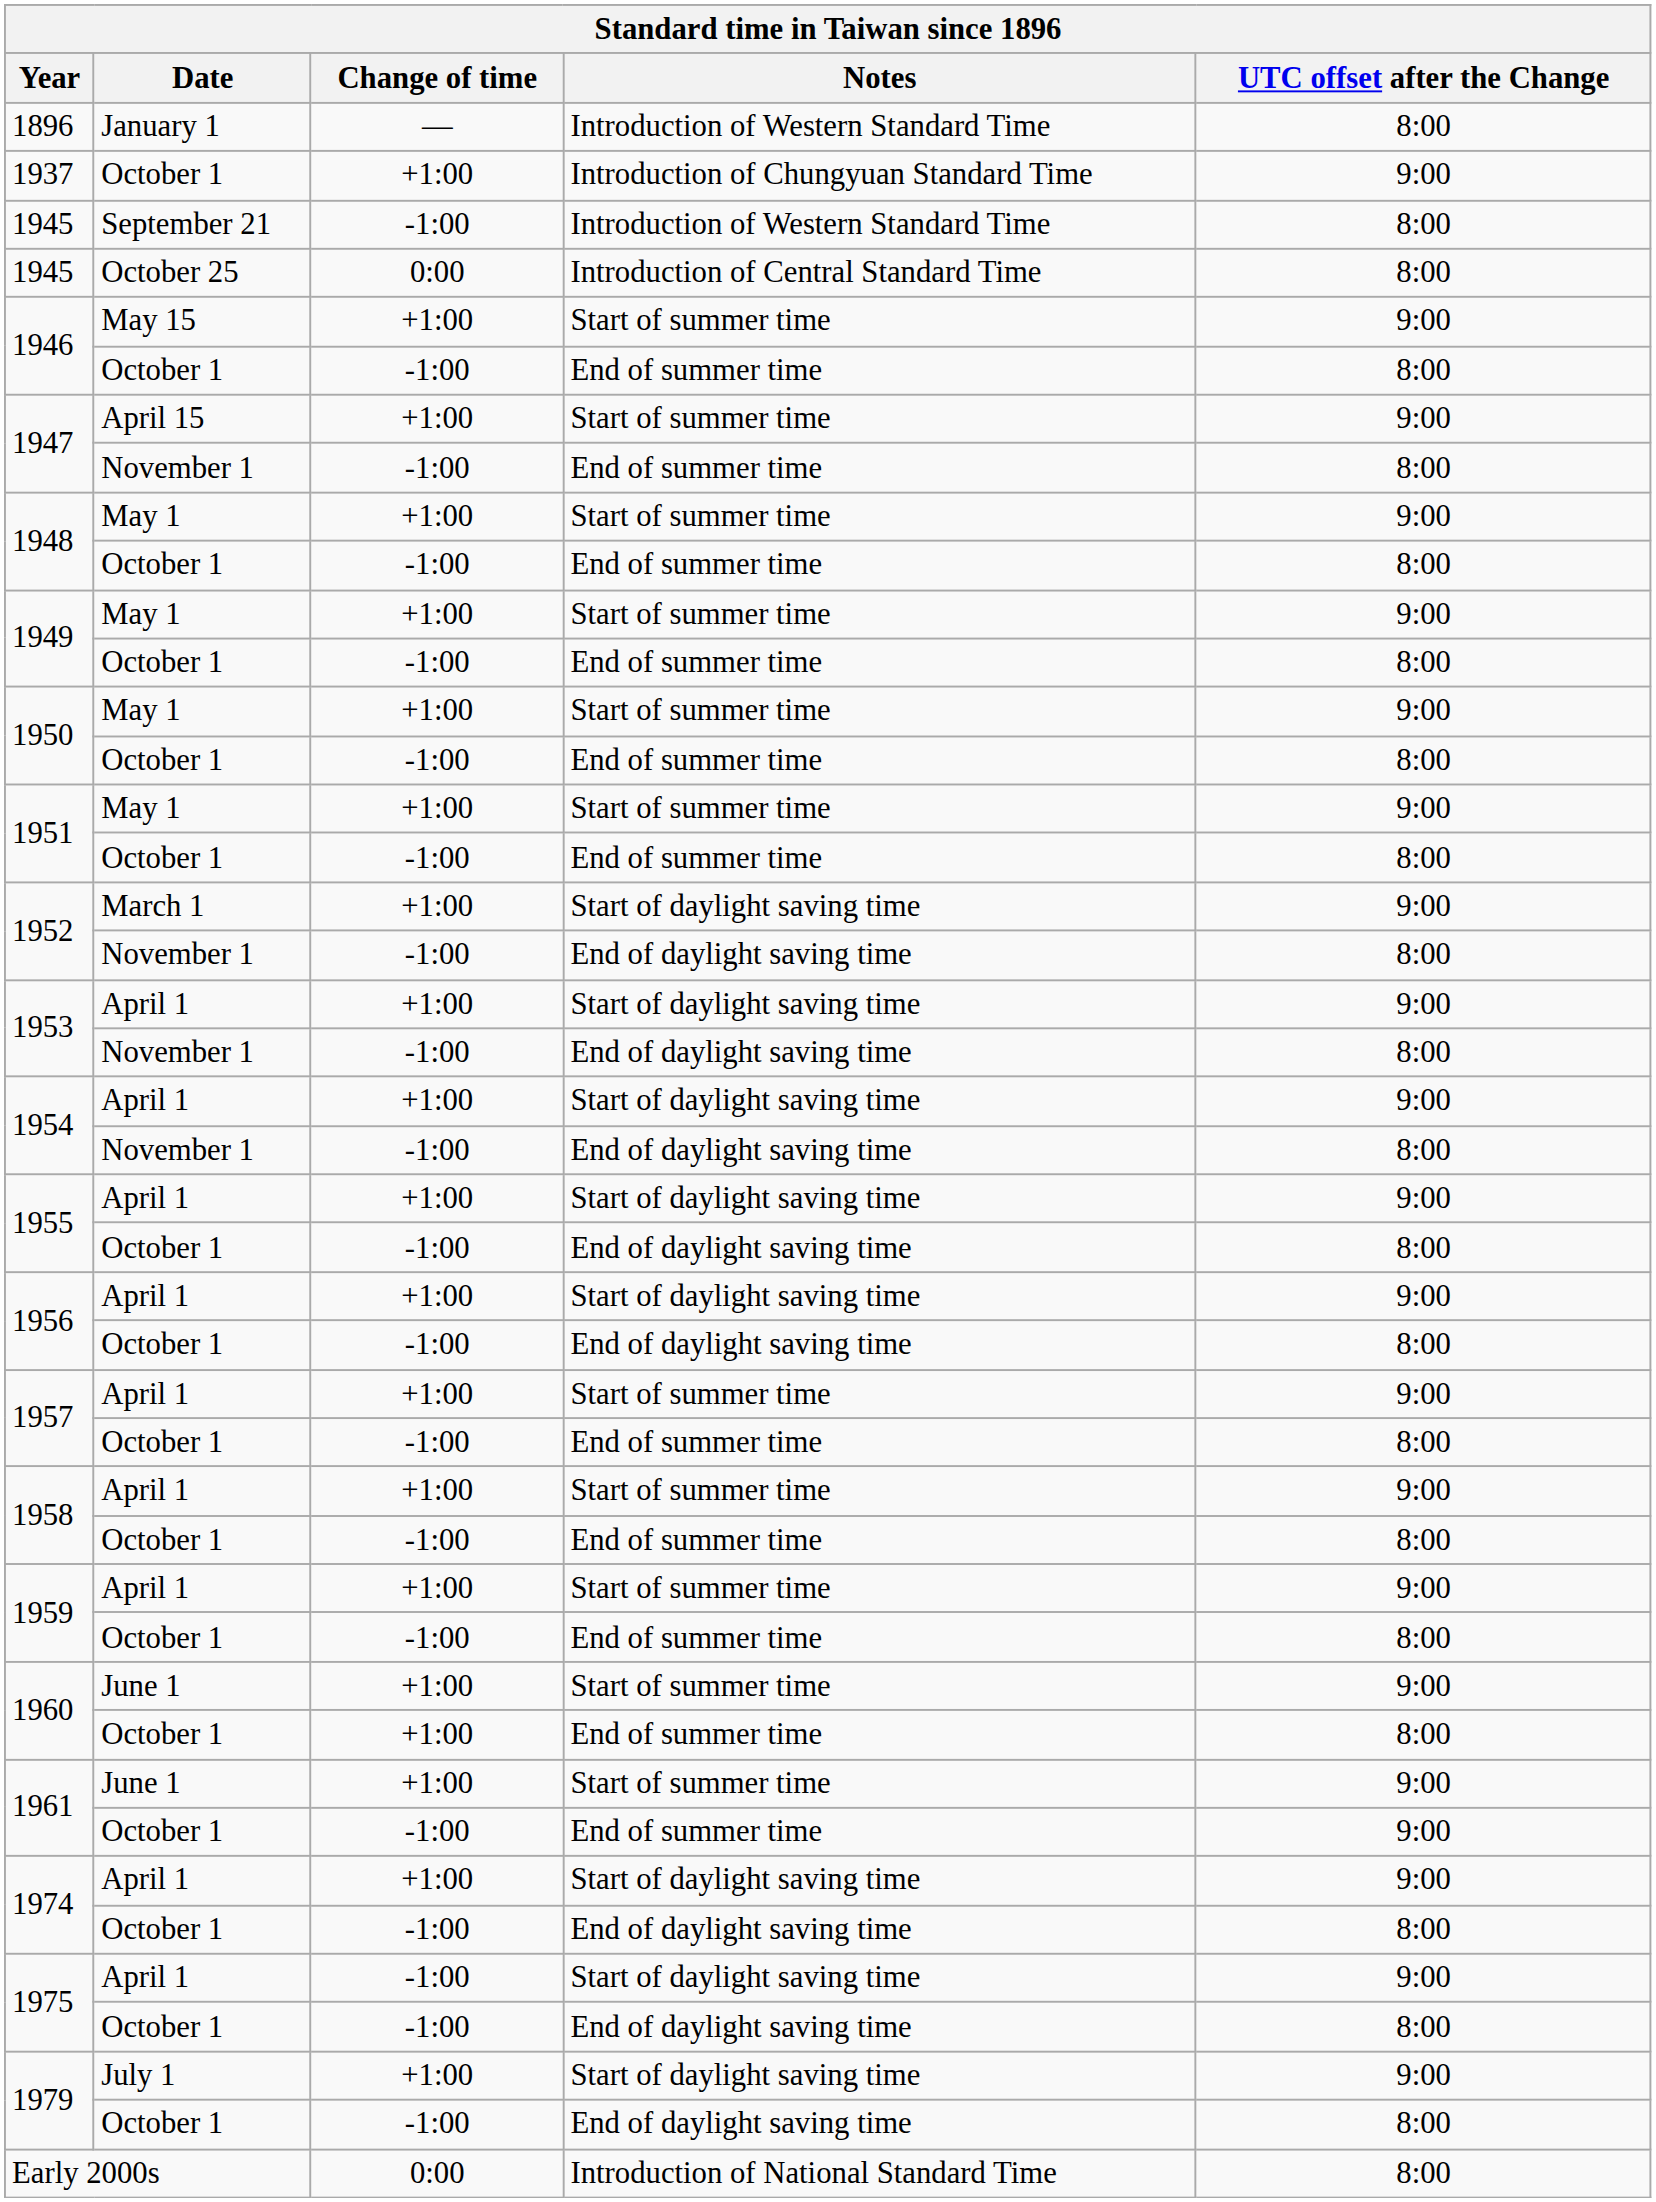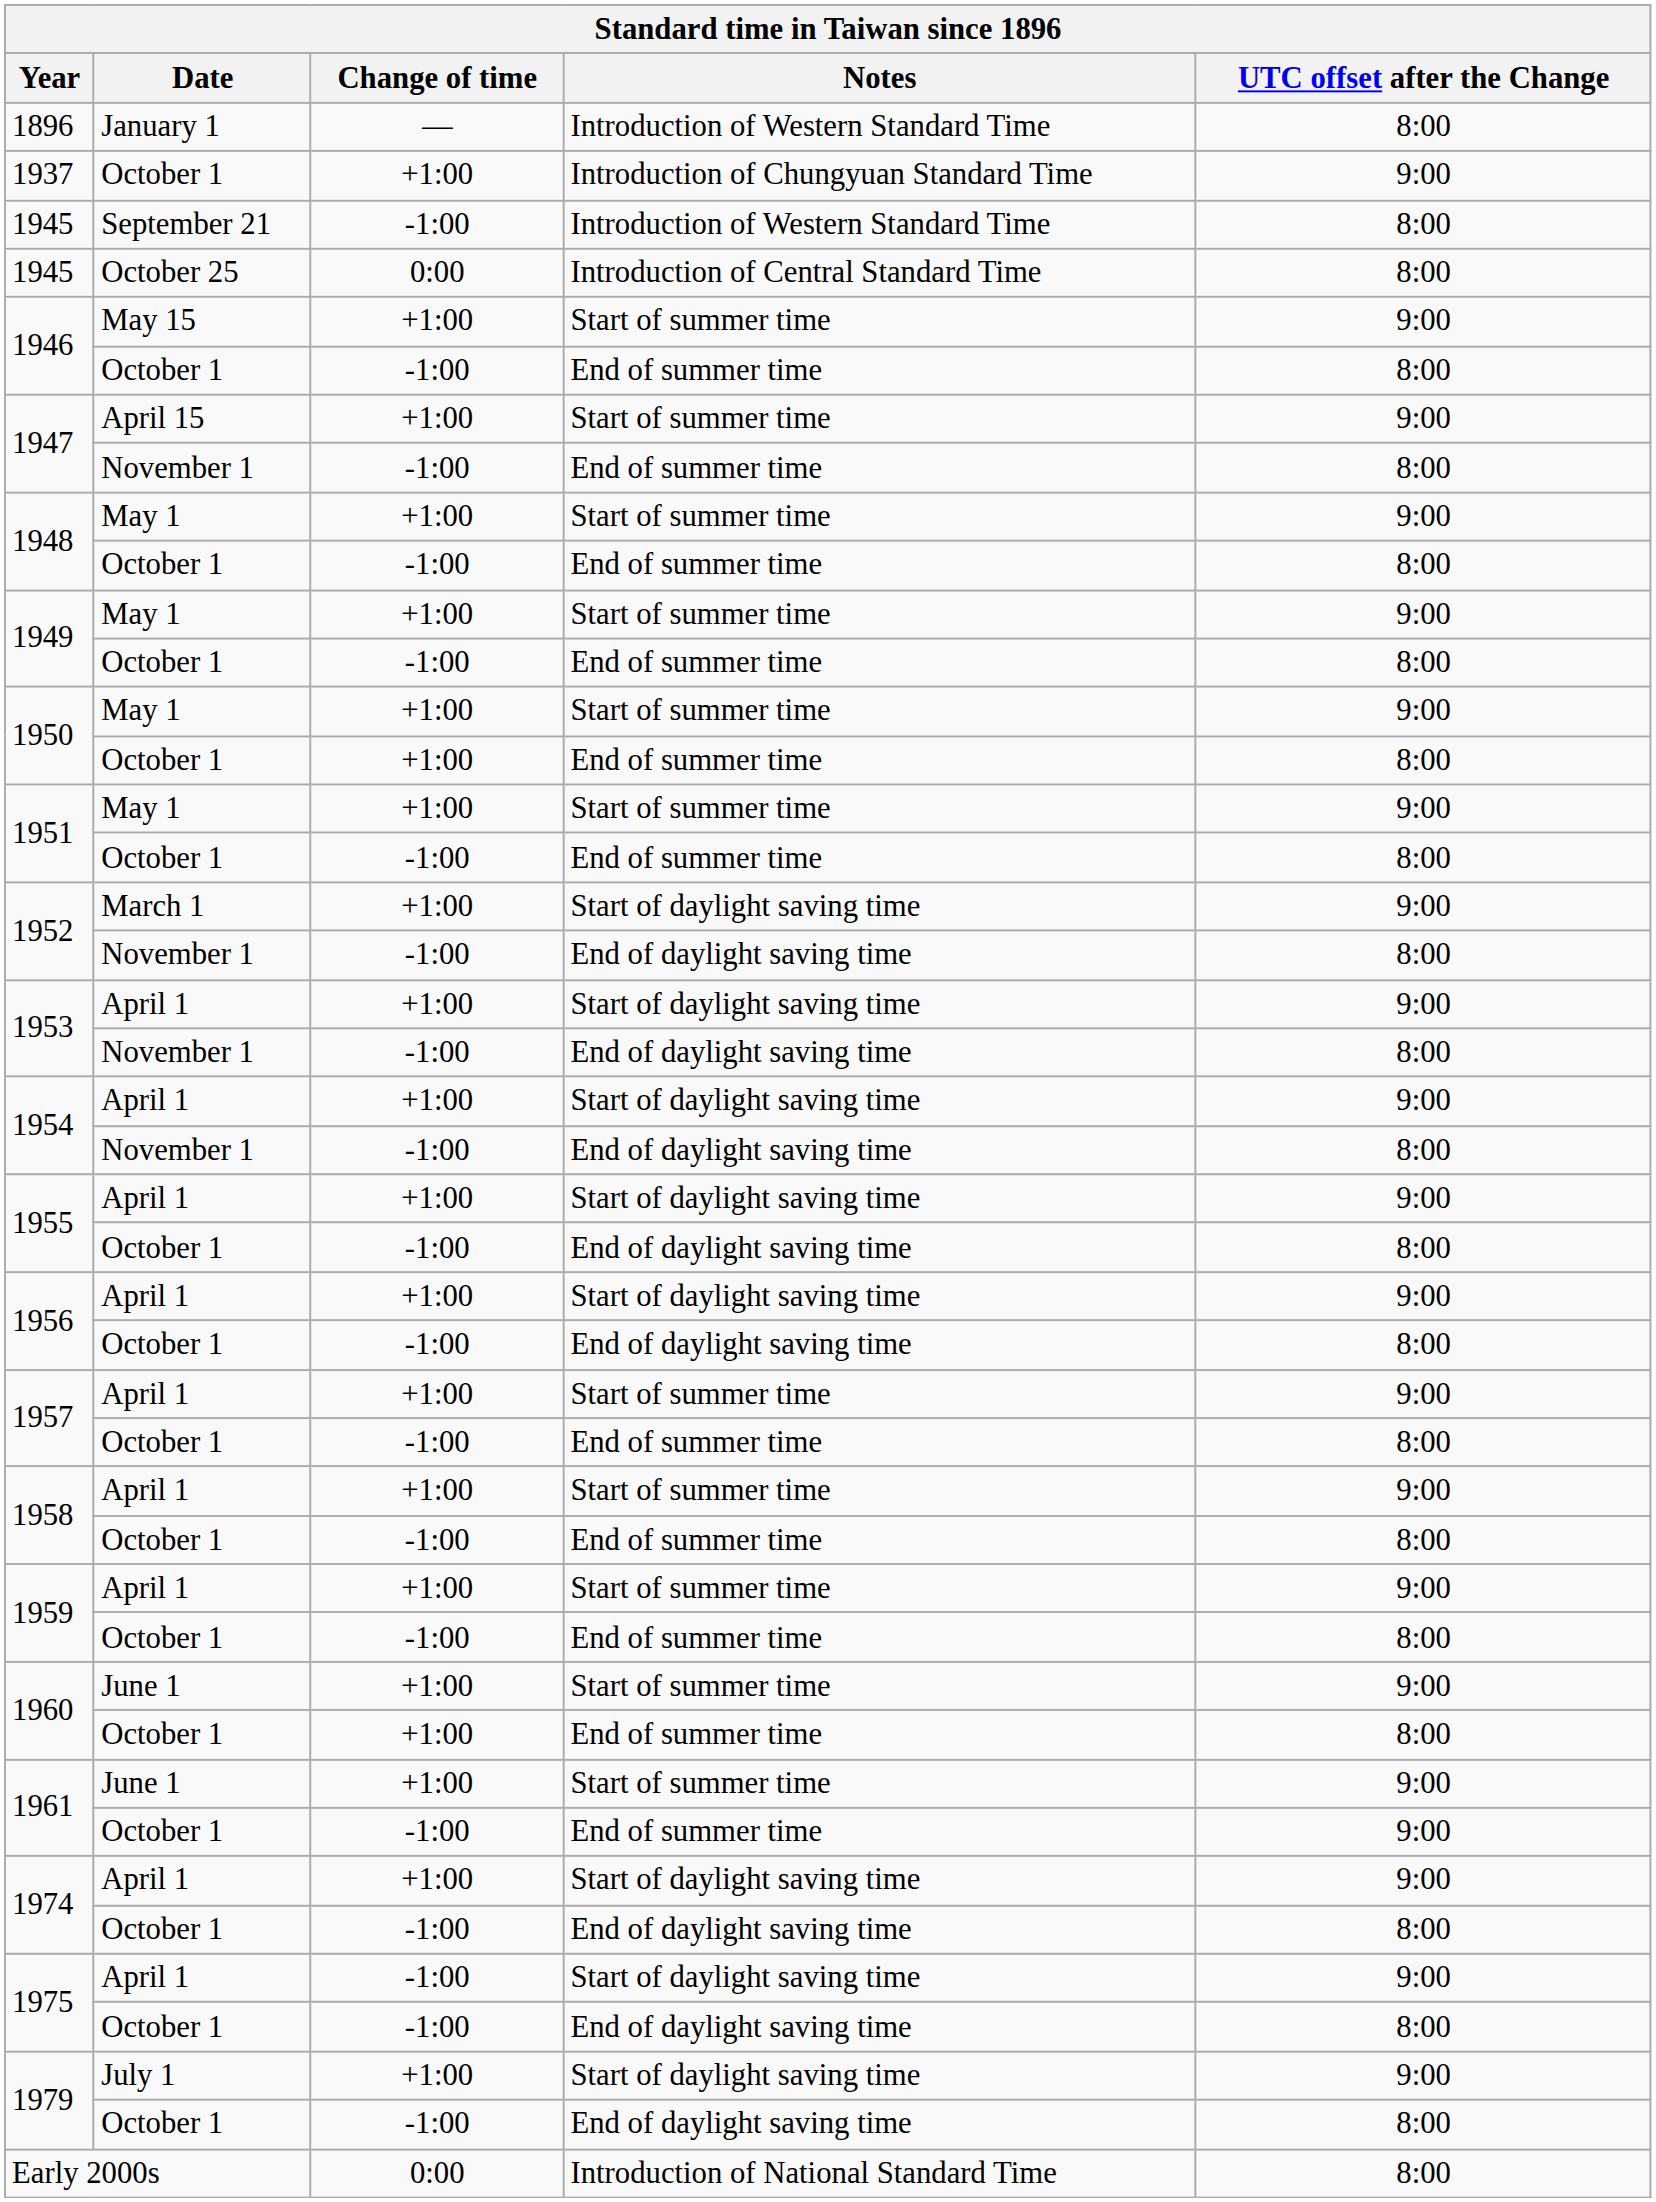(437, 759) -1:00 -> (437, 759) +1:00
